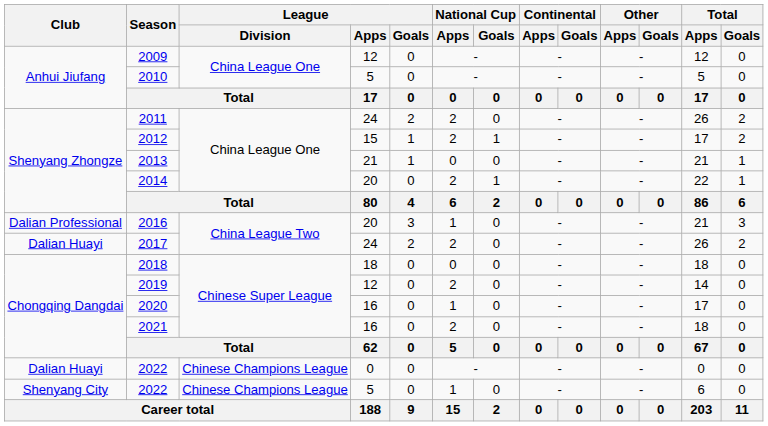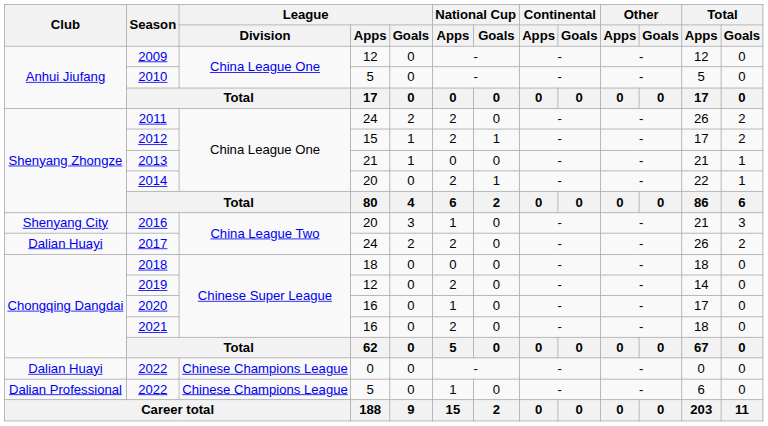(65, 222) Dalian Professional -> (65, 222) Shenyang City
(65, 389) Shenyang City -> (65, 389) Dalian Professional
